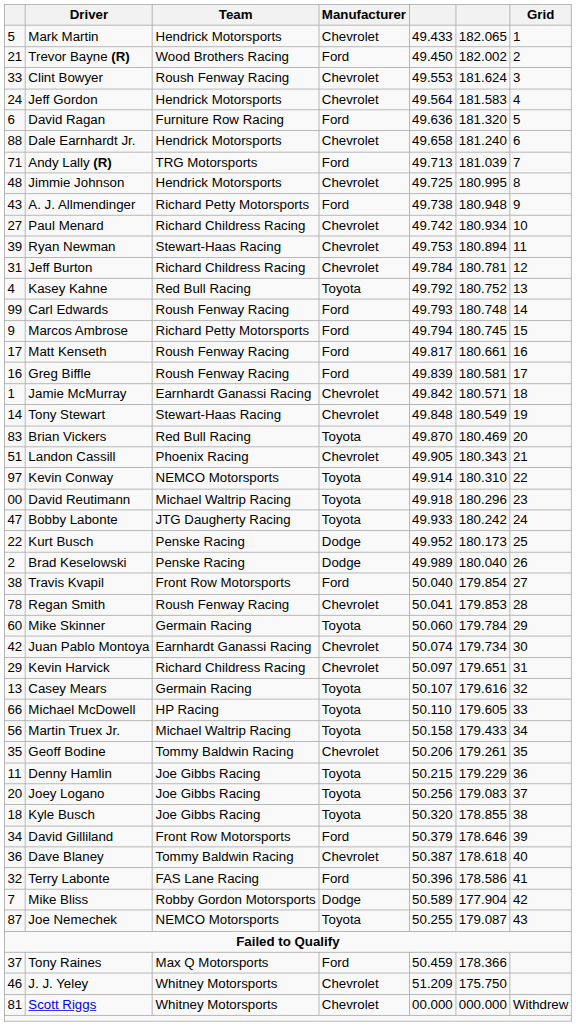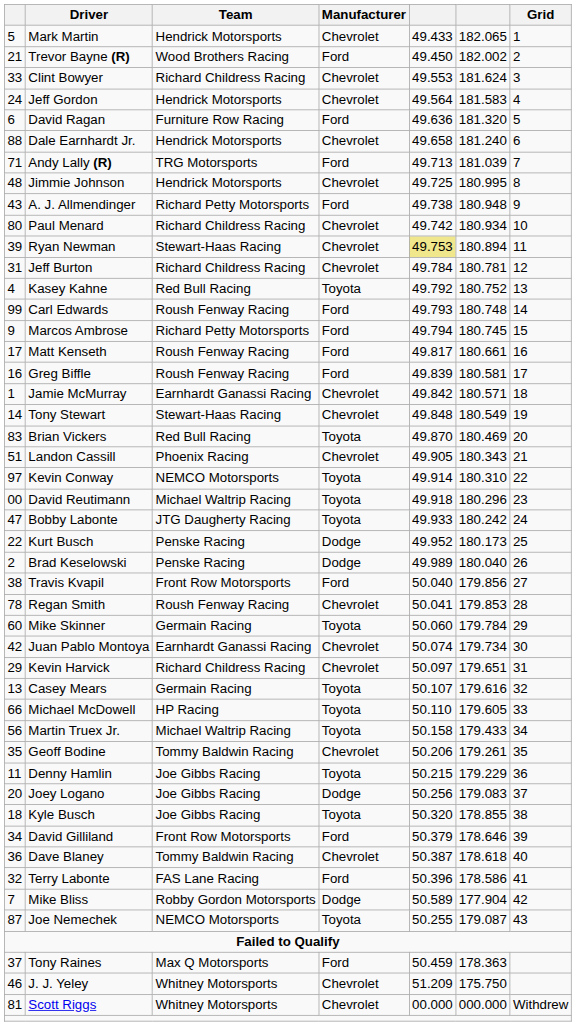(222, 78) Roush Fenway Racing -> (230, 78) Richard Childress Racing
(15, 225) 27 -> (15, 225) 80
(432, 246) no background -> (432, 246) khaki background
(483, 583) 179.854 -> (483, 583) 179.856
(341, 794) Toyota -> (341, 794) Dodge
(483, 962) 178.366 -> (483, 962) 178.363
